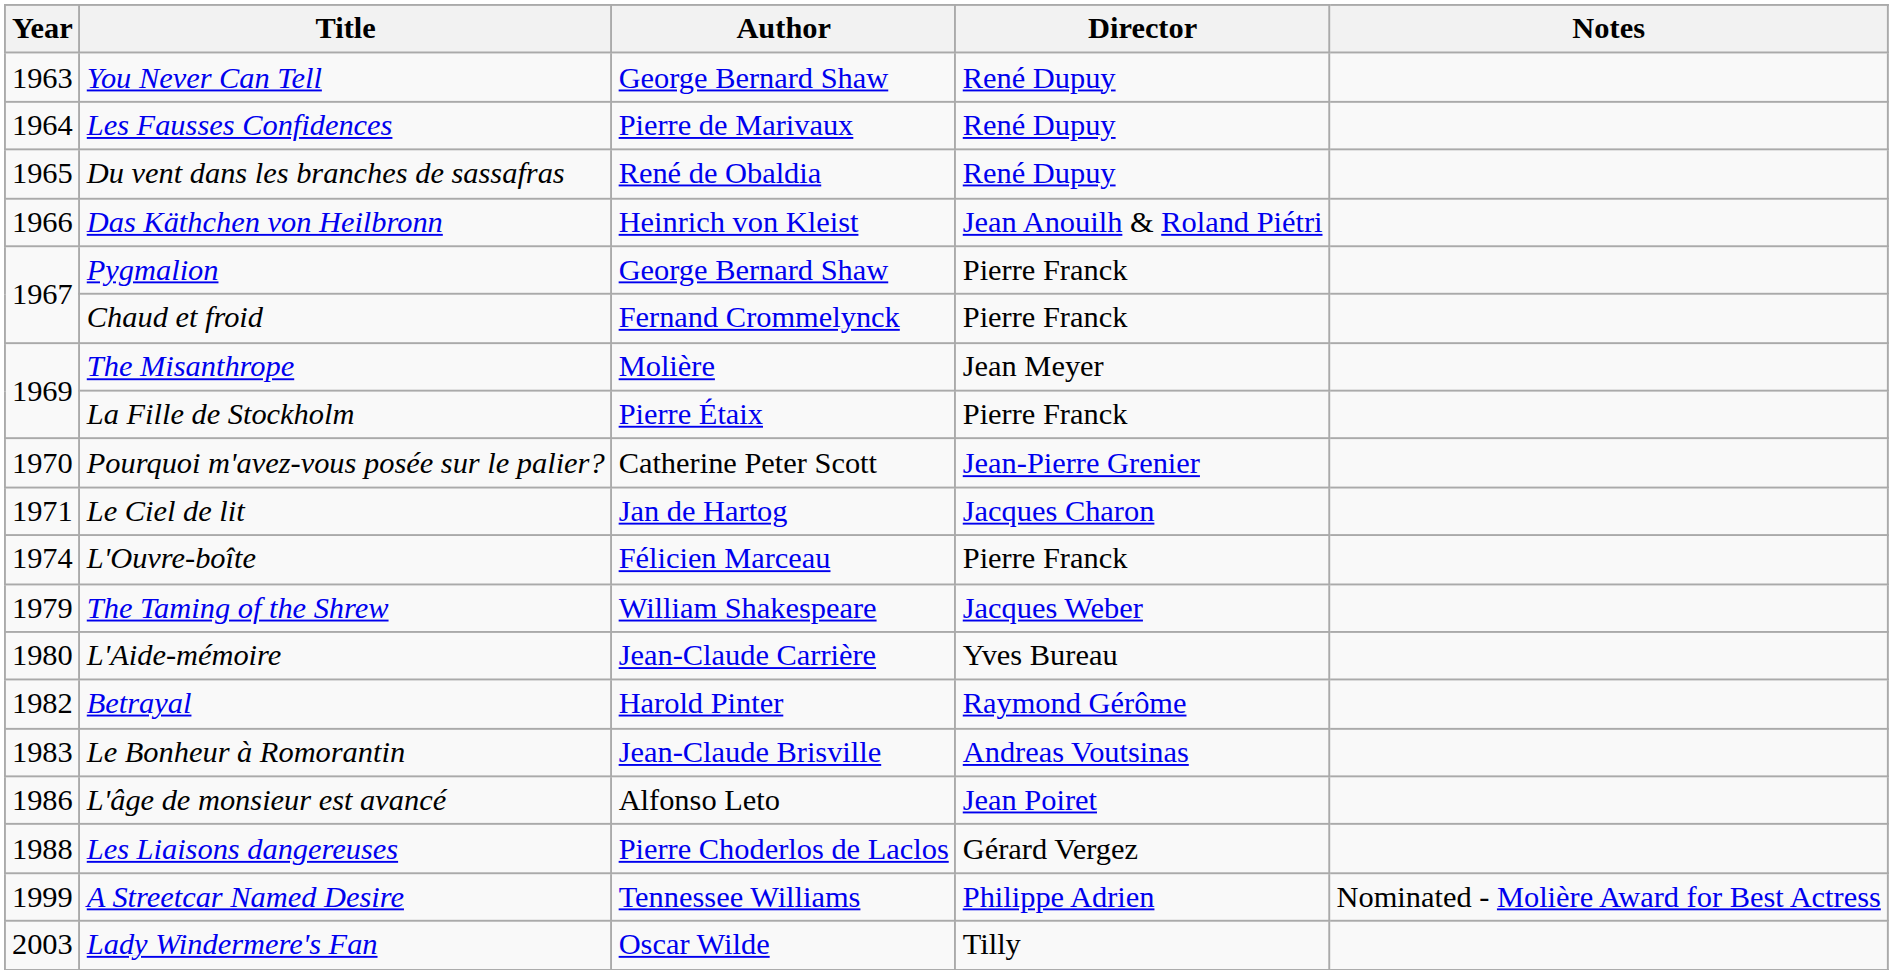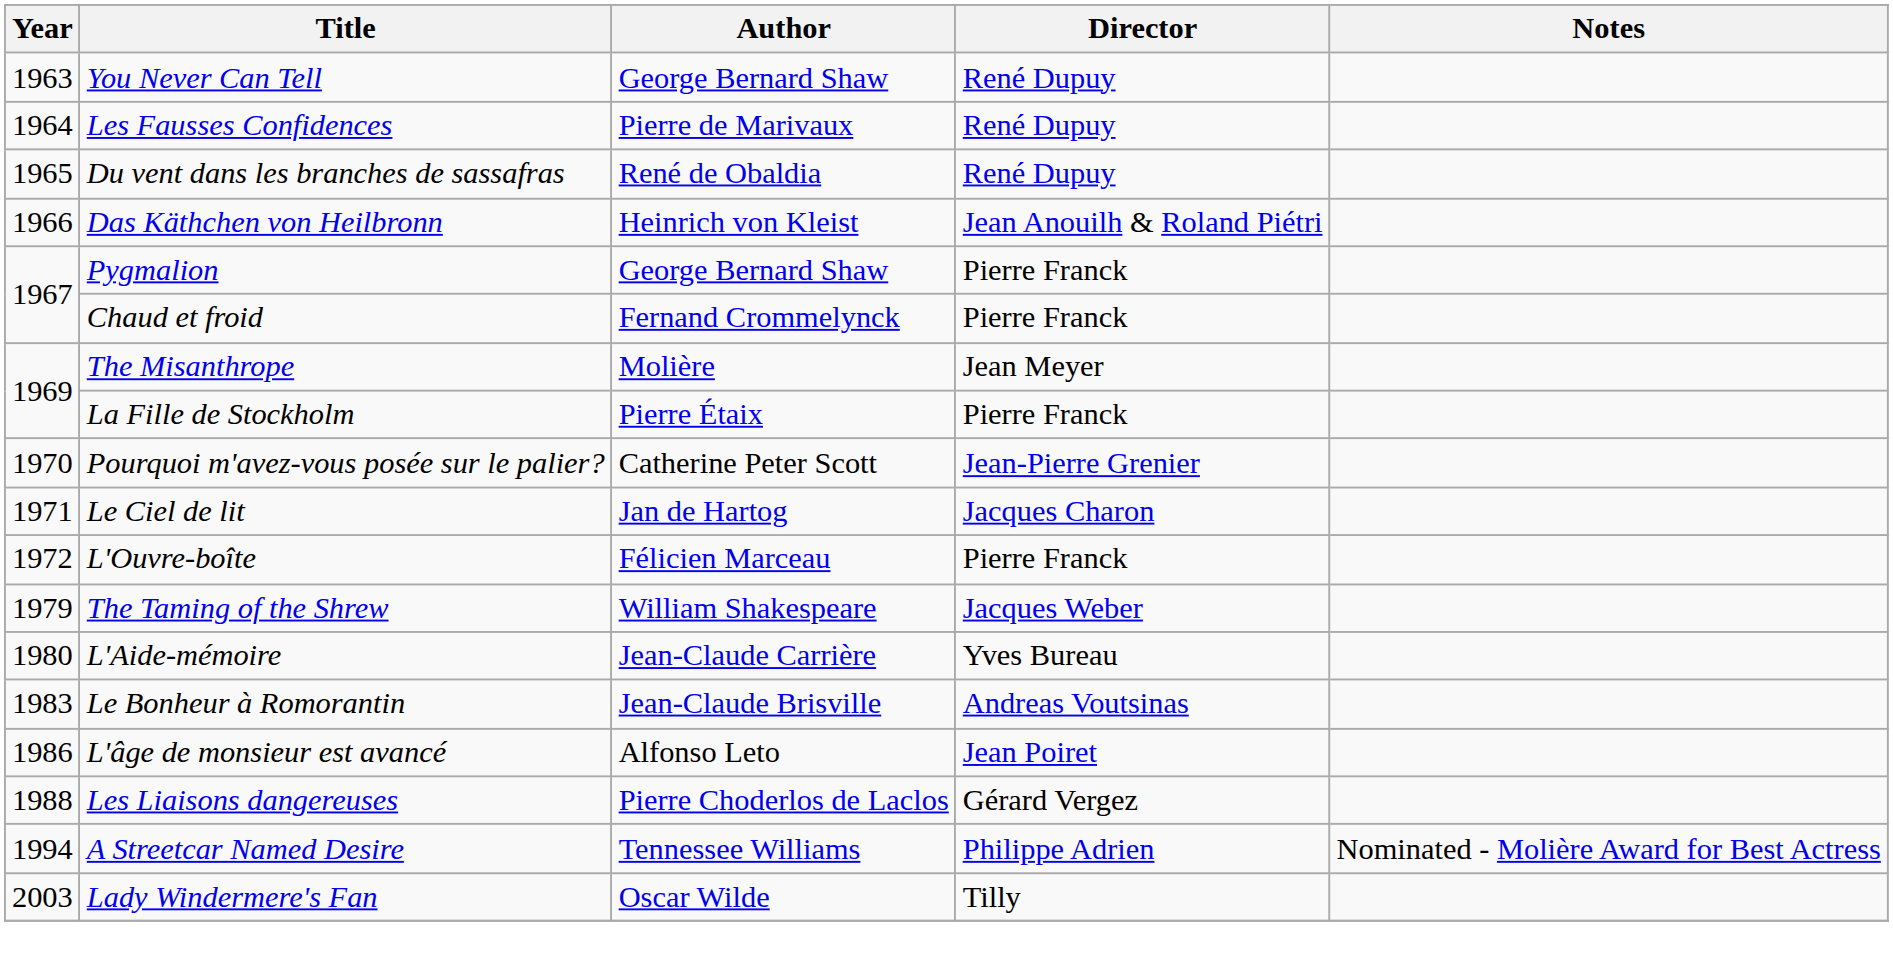(42, 558) 1974 -> (42, 558) 1972
- row: (139, 703)
(42, 896) 1999 -> (42, 848) 1994
